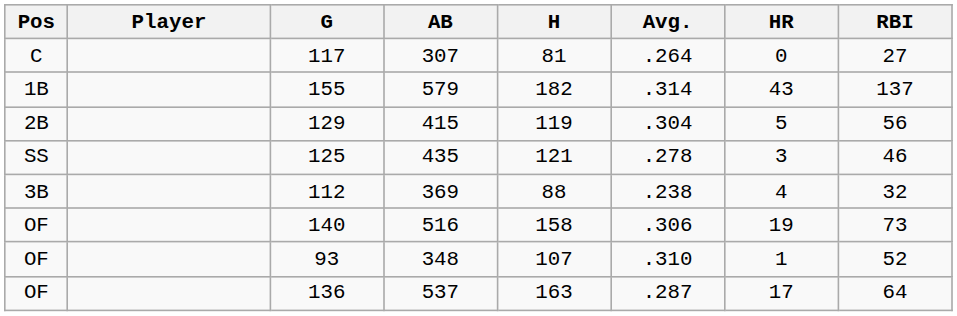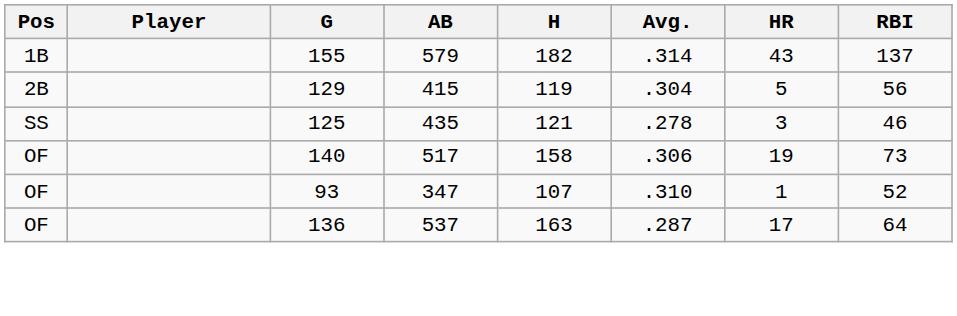- row: (327, 56)
- row: (327, 191)
(440, 225) 516 -> (440, 157) 517
(440, 259) 348 -> (440, 191) 347
